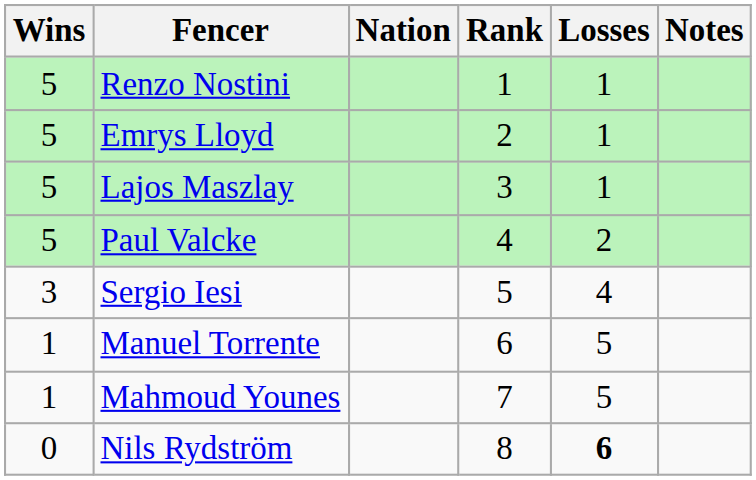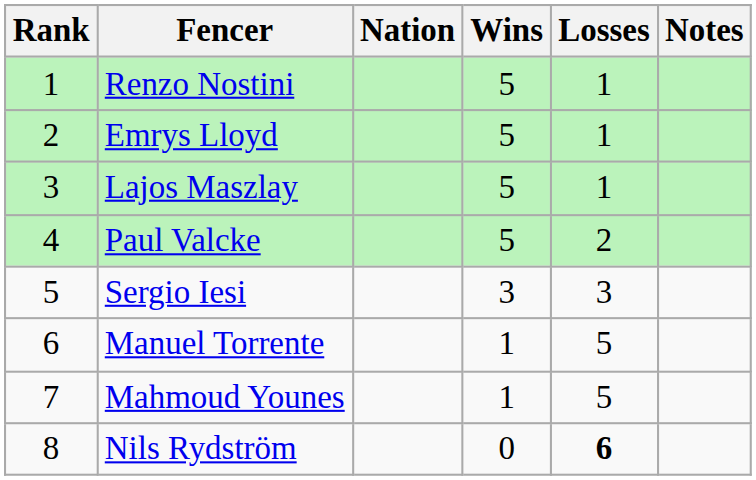columns swapped: (505, 30) <-> (49, 30)
(604, 291) 4 -> (604, 291) 3
